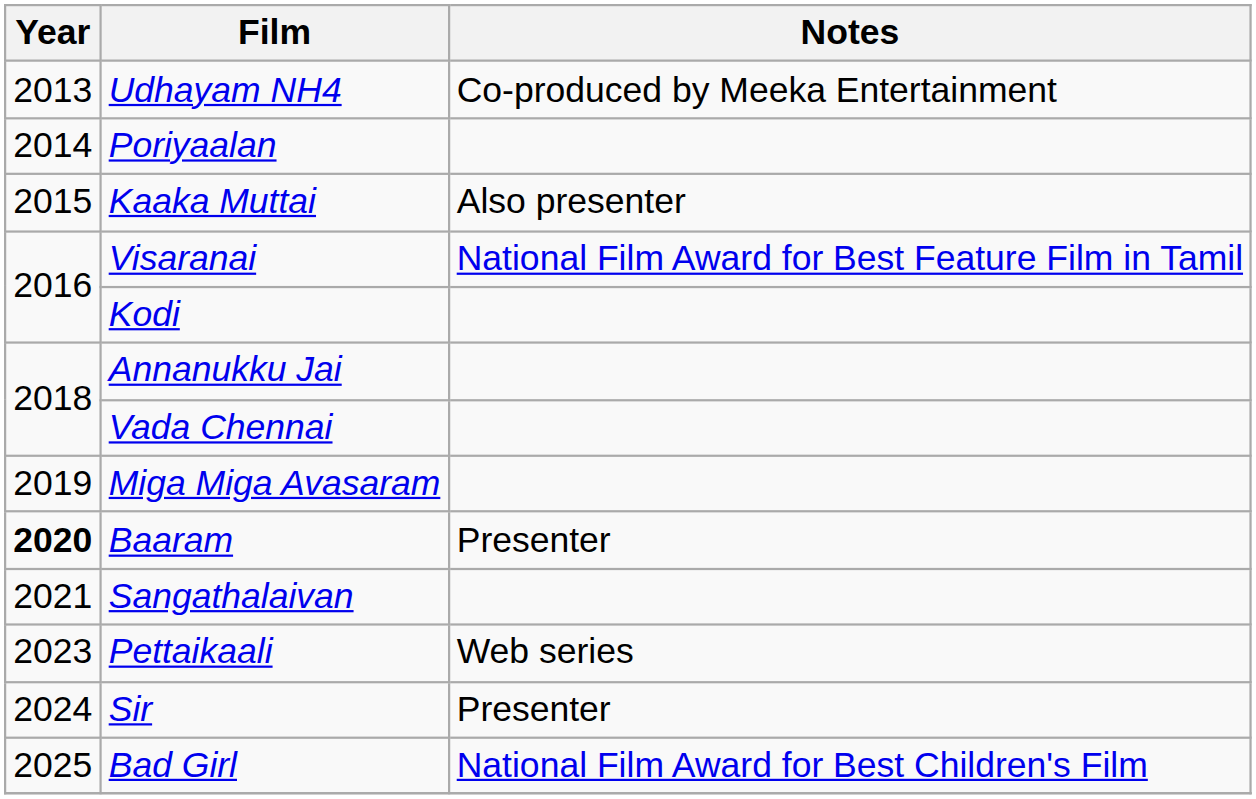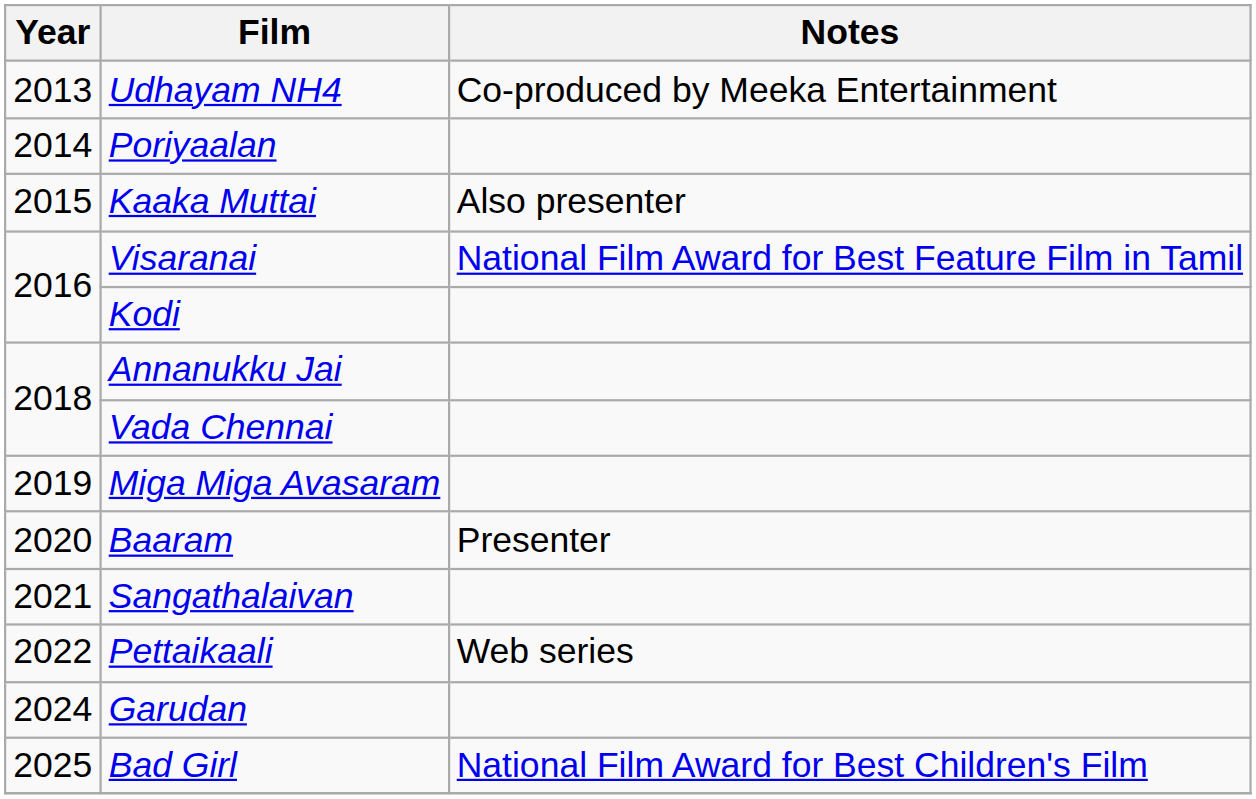(53, 539) bold -> (53, 539) normal
(53, 652) 2023 -> (53, 652) 2022
+ row: (178, 708)
- row: (130, 708)
